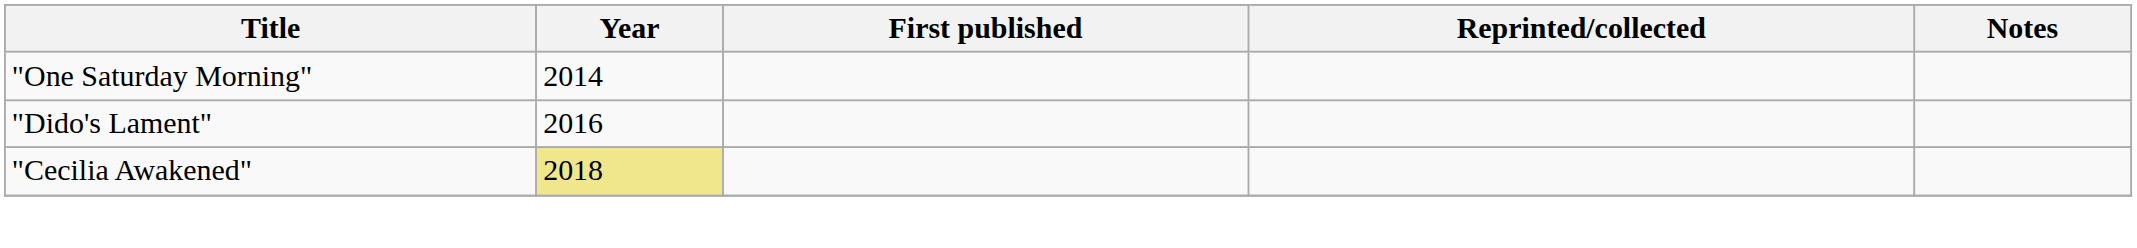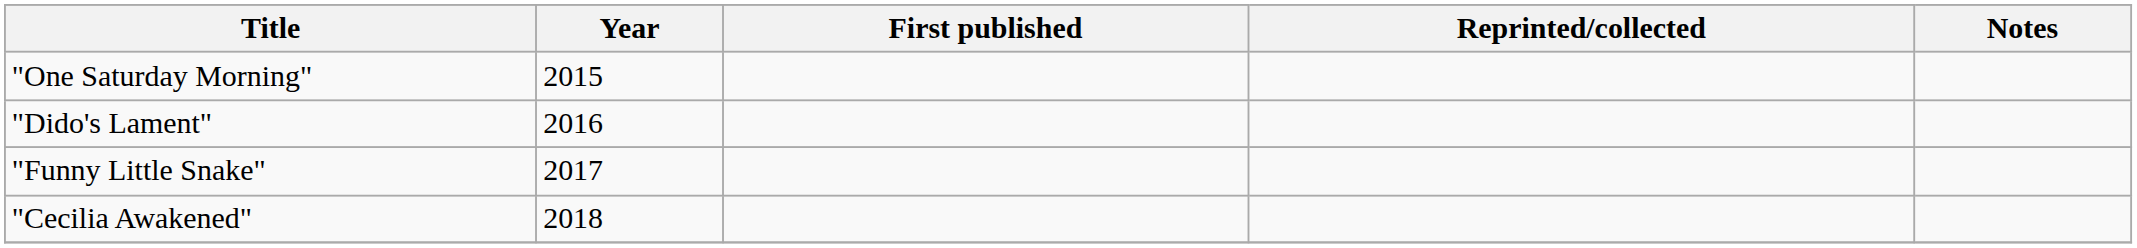(573, 75) 2014 -> (573, 75) 2015
+ row: (139, 170)
(573, 170) khaki background -> (573, 218) no background
